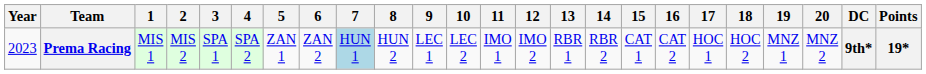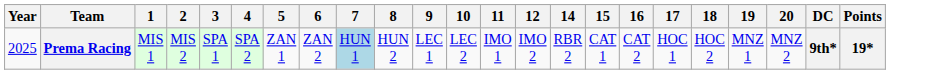- column: (568, 15)
(22, 48) 2023 -> (22, 48) 2025
